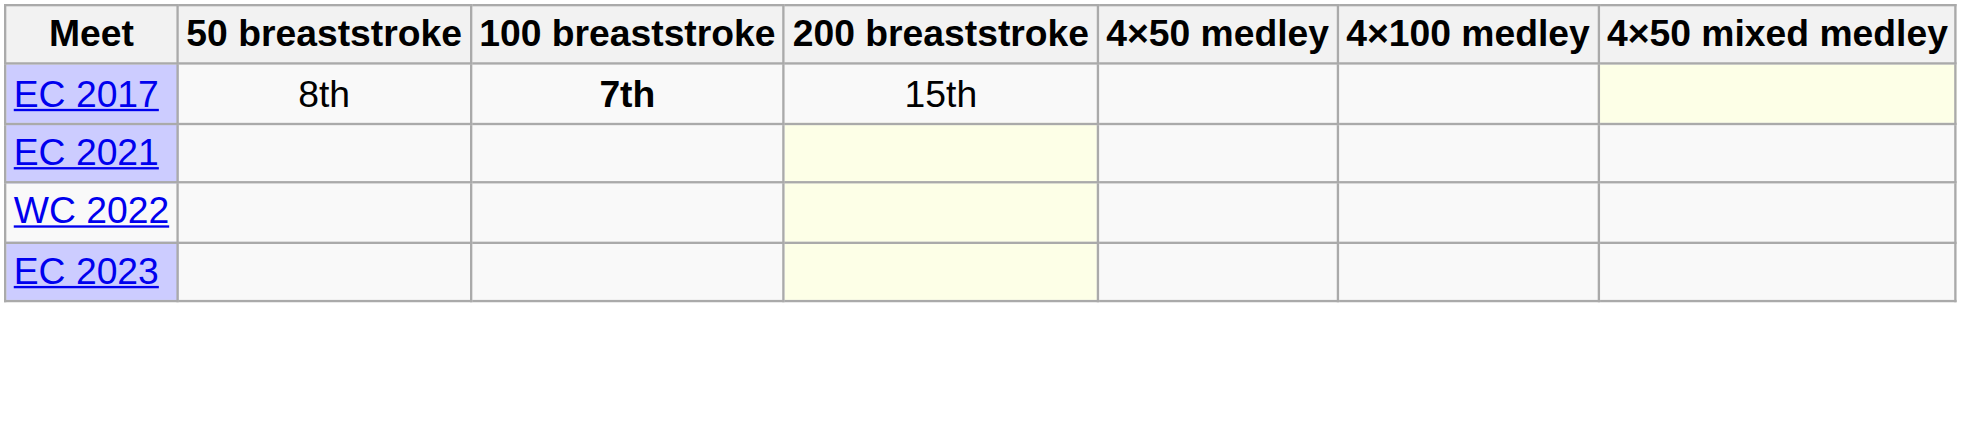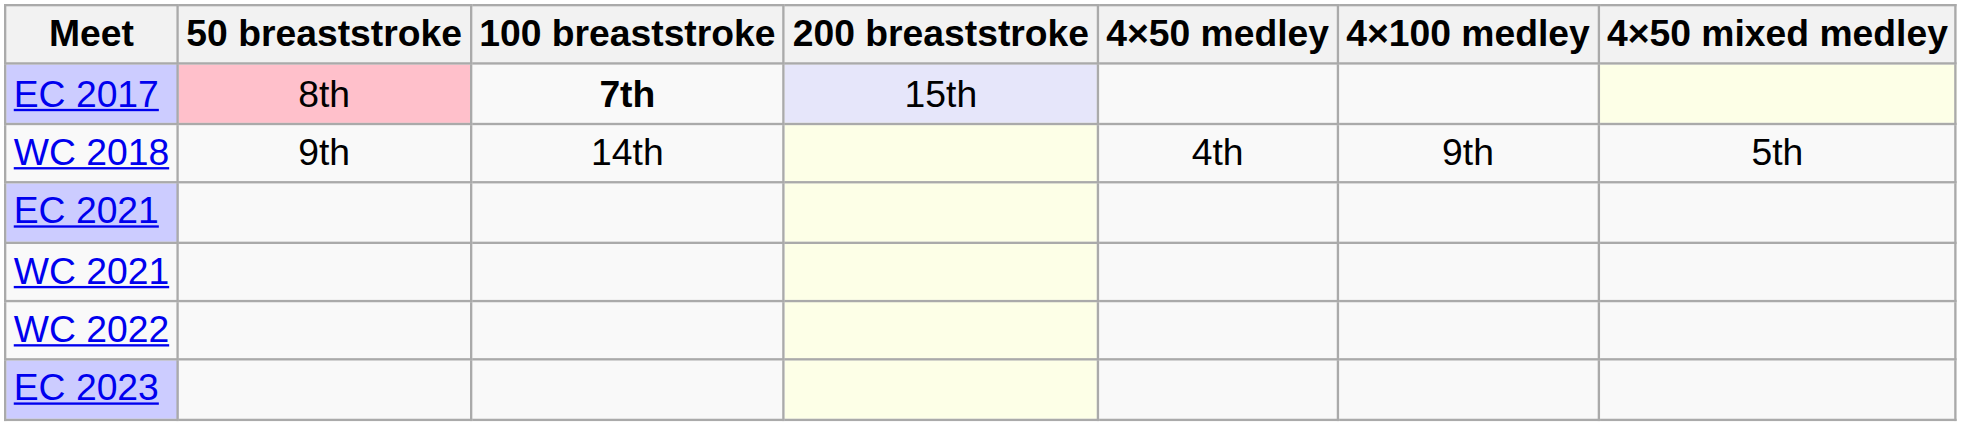(324, 93) no background -> (324, 93) pink background
(941, 93) no background -> (941, 93) lavender background
+ row: (91, 152)
+ row: (91, 270)
